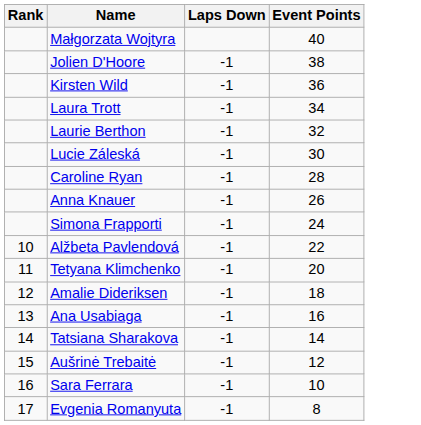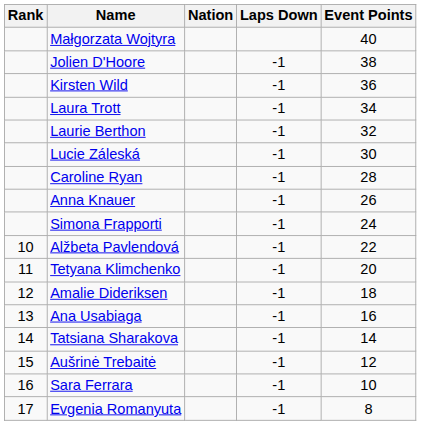+ column: (211, 16)
